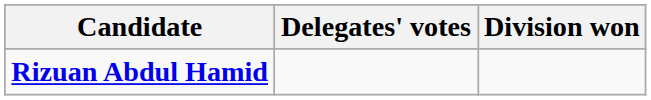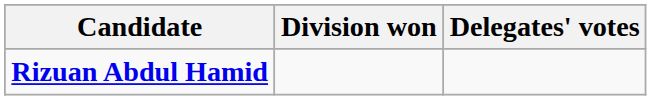columns swapped: (562, 26) <-> (376, 26)
